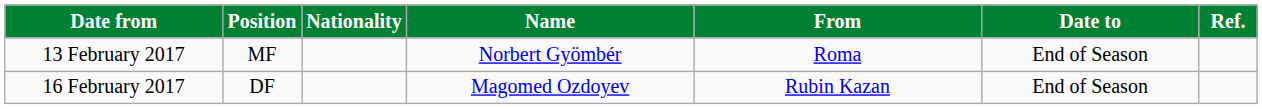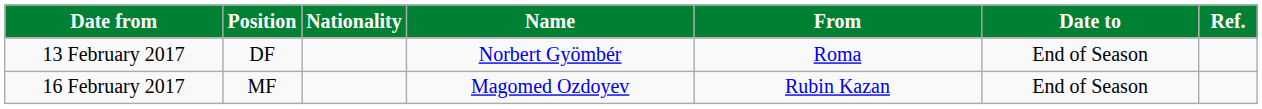(262, 54) MF -> (262, 54) DF
(262, 87) DF -> (262, 87) MF
